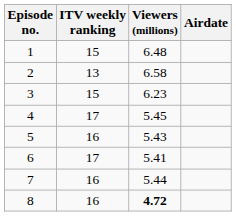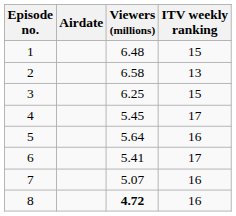columns swapped: (206, 22) <-> (93, 22)
(155, 94) 6.23 -> (132, 94) 6.25
(155, 136) 5.43 -> (132, 136) 5.64
(155, 179) 5.44 -> (132, 179) 5.07
